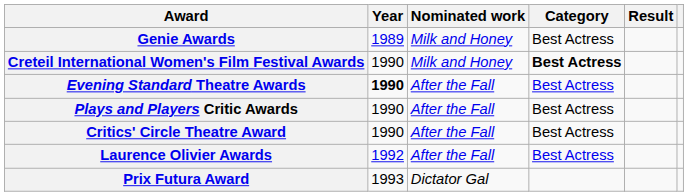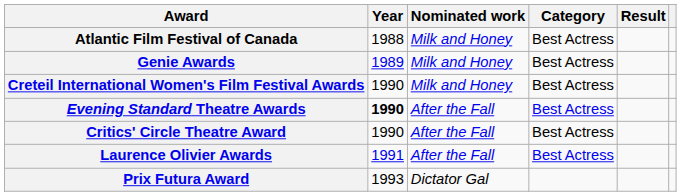+ row: (186, 39)
(577, 62) bold -> (573, 86) normal
- row: (186, 109)
(388, 156) 1992 -> (388, 156) 1991
